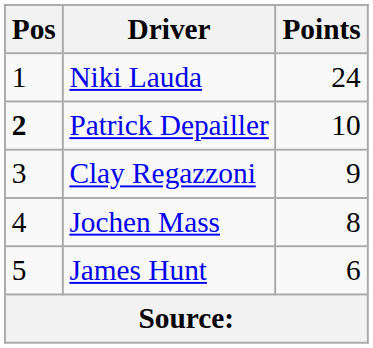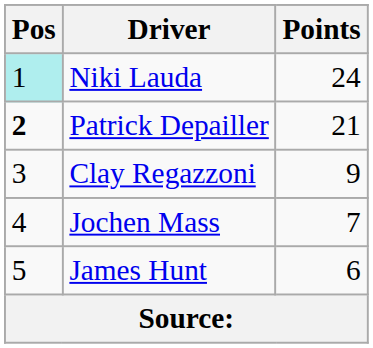(19, 77) no background -> (19, 77) paleturquoise background
(346, 125) 10 -> (346, 125) 21
(353, 222) 8 -> (353, 222) 7
